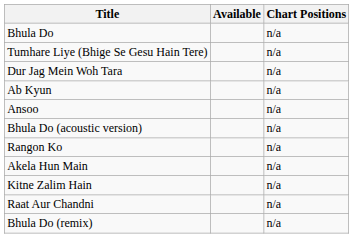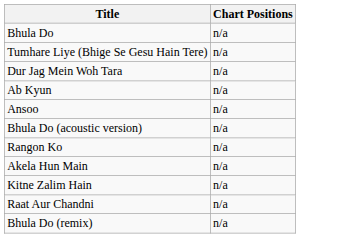- column: (237, 14)
